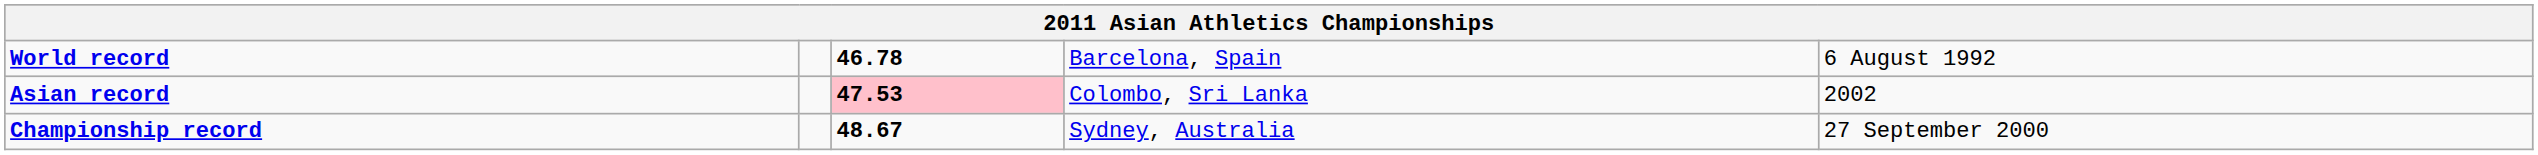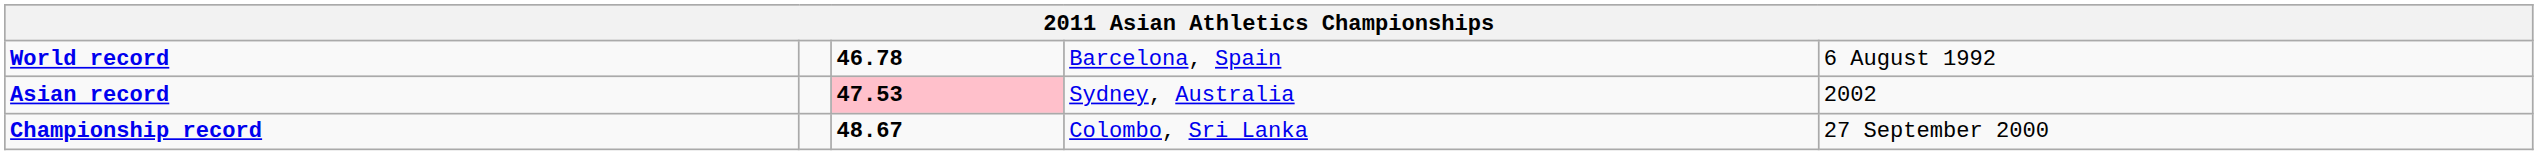(1189, 95) Colombo, Sri Lanka -> (1182, 95) Sydney, Australia
(1182, 131) Sydney, Australia -> (1189, 131) Colombo, Sri Lanka
